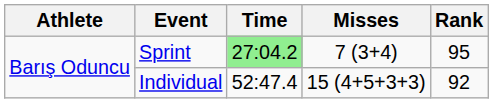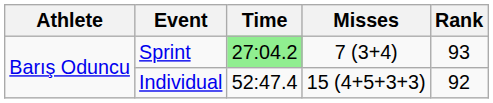(459, 52) 95 -> (459, 52) 93
